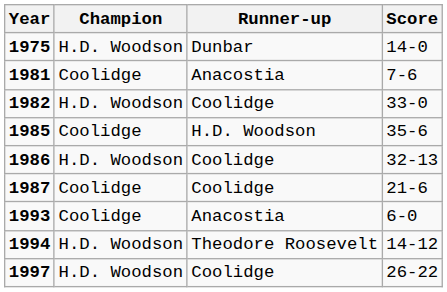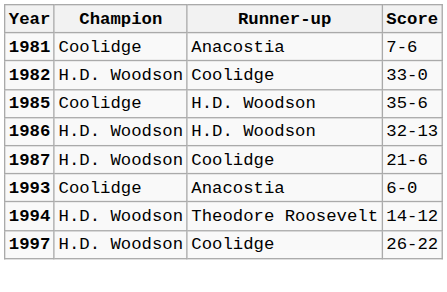- row: (30, 47)
(233, 160) Coolidge -> (254, 131) H.D. Woodson
(100, 188) Coolidge -> (121, 160) H.D. Woodson
